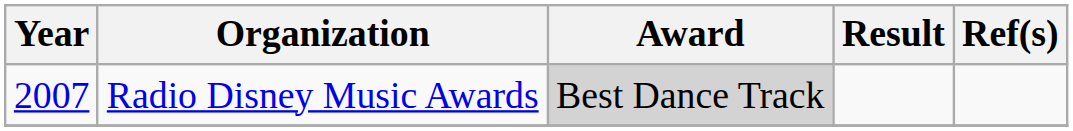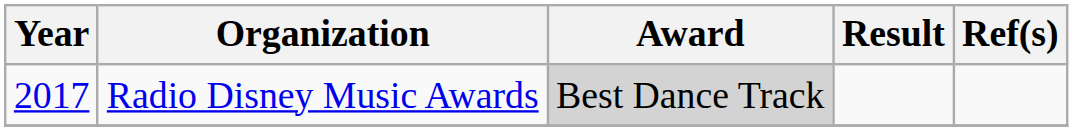(52, 94) 2007 -> (52, 94) 2017
